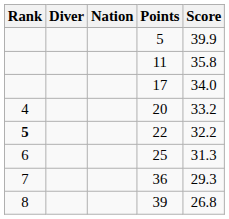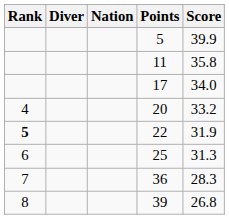(204, 132) 32.2 -> (204, 132) 31.9
(204, 179) 29.3 -> (204, 179) 28.3
